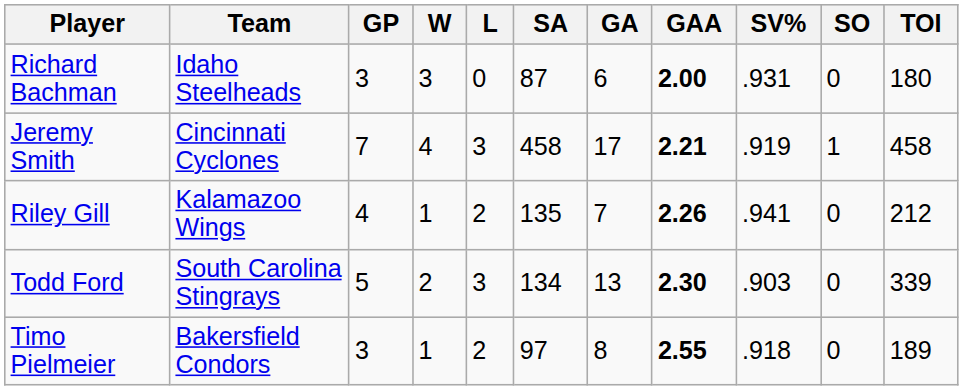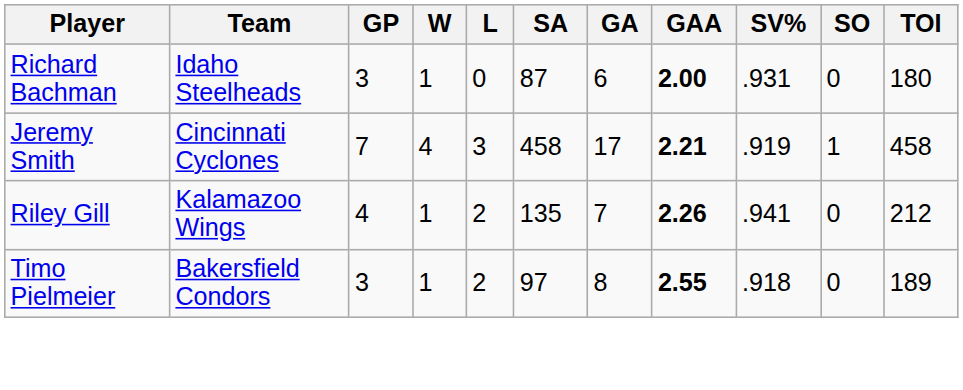(425, 78) 3 -> (425, 78) 1
- row: (67, 282)
